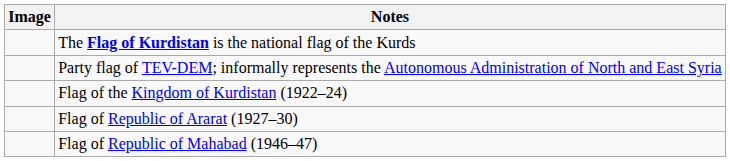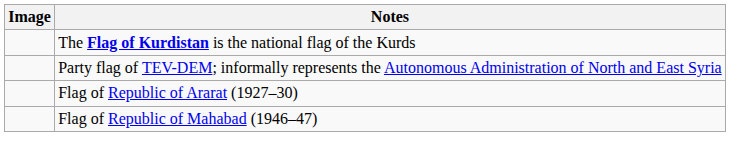- row: (203, 93)
